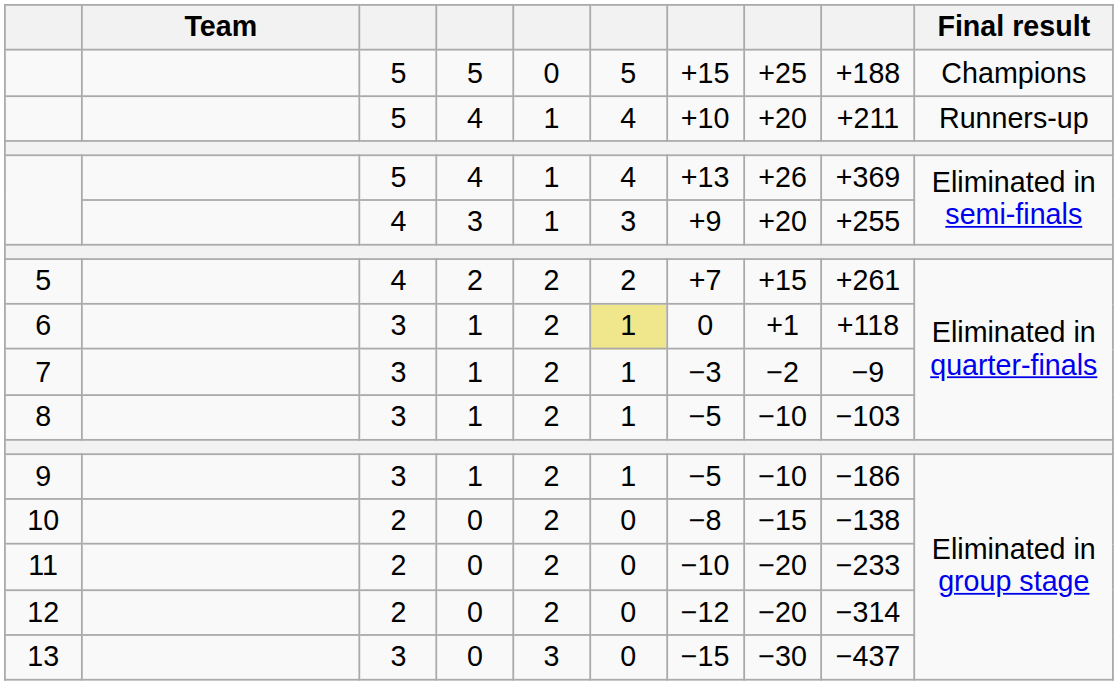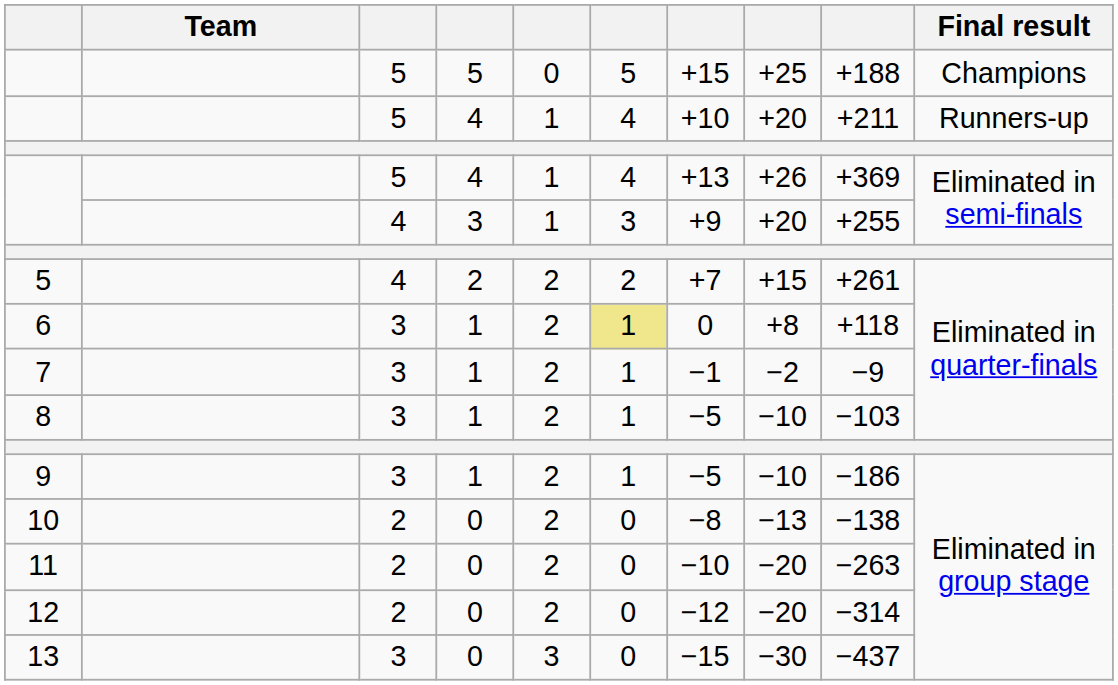(783, 326) +1 -> (783, 326) +8
(705, 371) −3 -> (705, 371) −1
(783, 521) −15 -> (783, 521) −13
(868, 566) −233 -> (868, 566) −263
